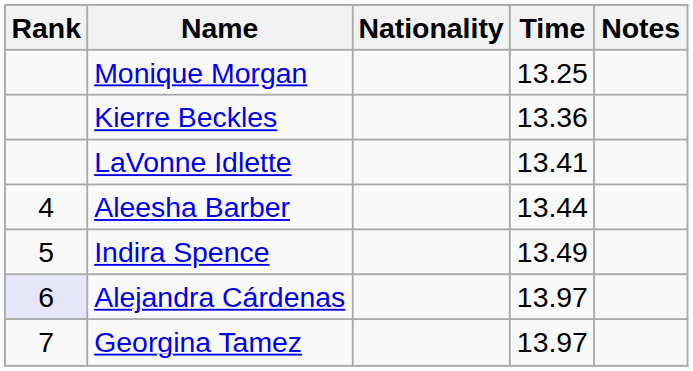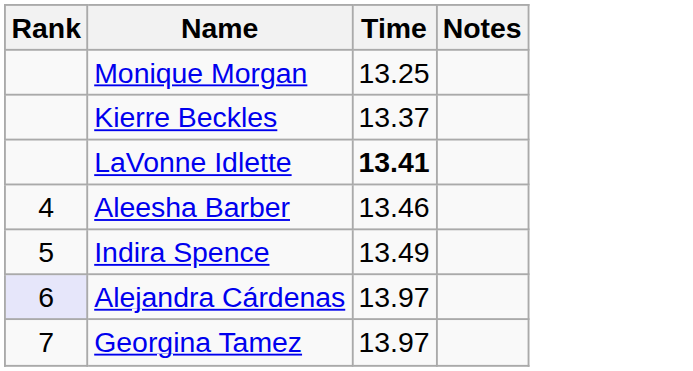- column: (431, 28)
(552, 118) 13.36 -> (394, 118) 13.37
(552, 163) normal -> (394, 163) bold
(552, 208) 13.44 -> (394, 208) 13.46
